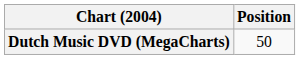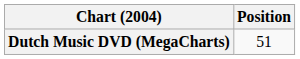(264, 41) 50 -> (264, 41) 51
